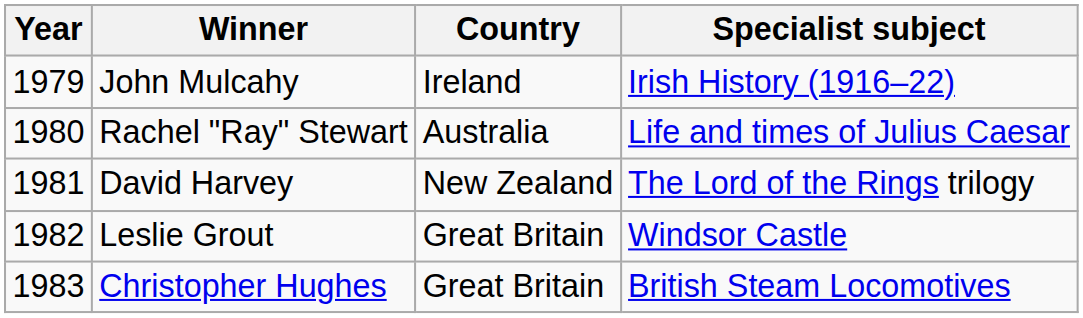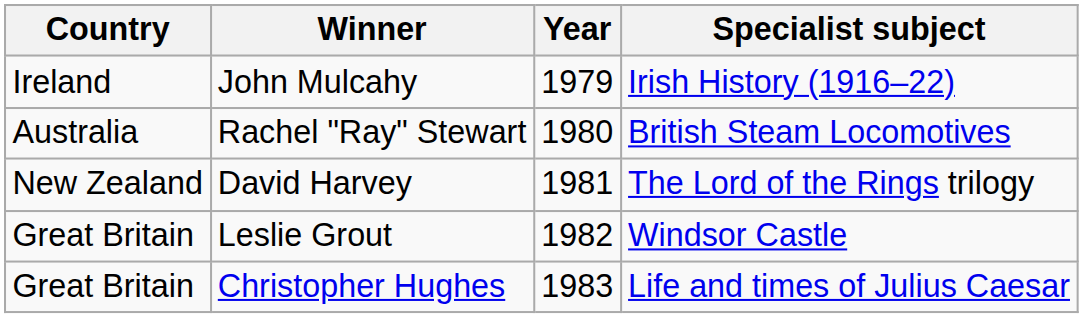columns swapped: (48, 30) <-> (518, 30)
(849, 132) Life and times of Julius Caesar -> (819, 132) British Steam Locomotives
(819, 286) British Steam Locomotives -> (849, 286) Life and times of Julius Caesar
